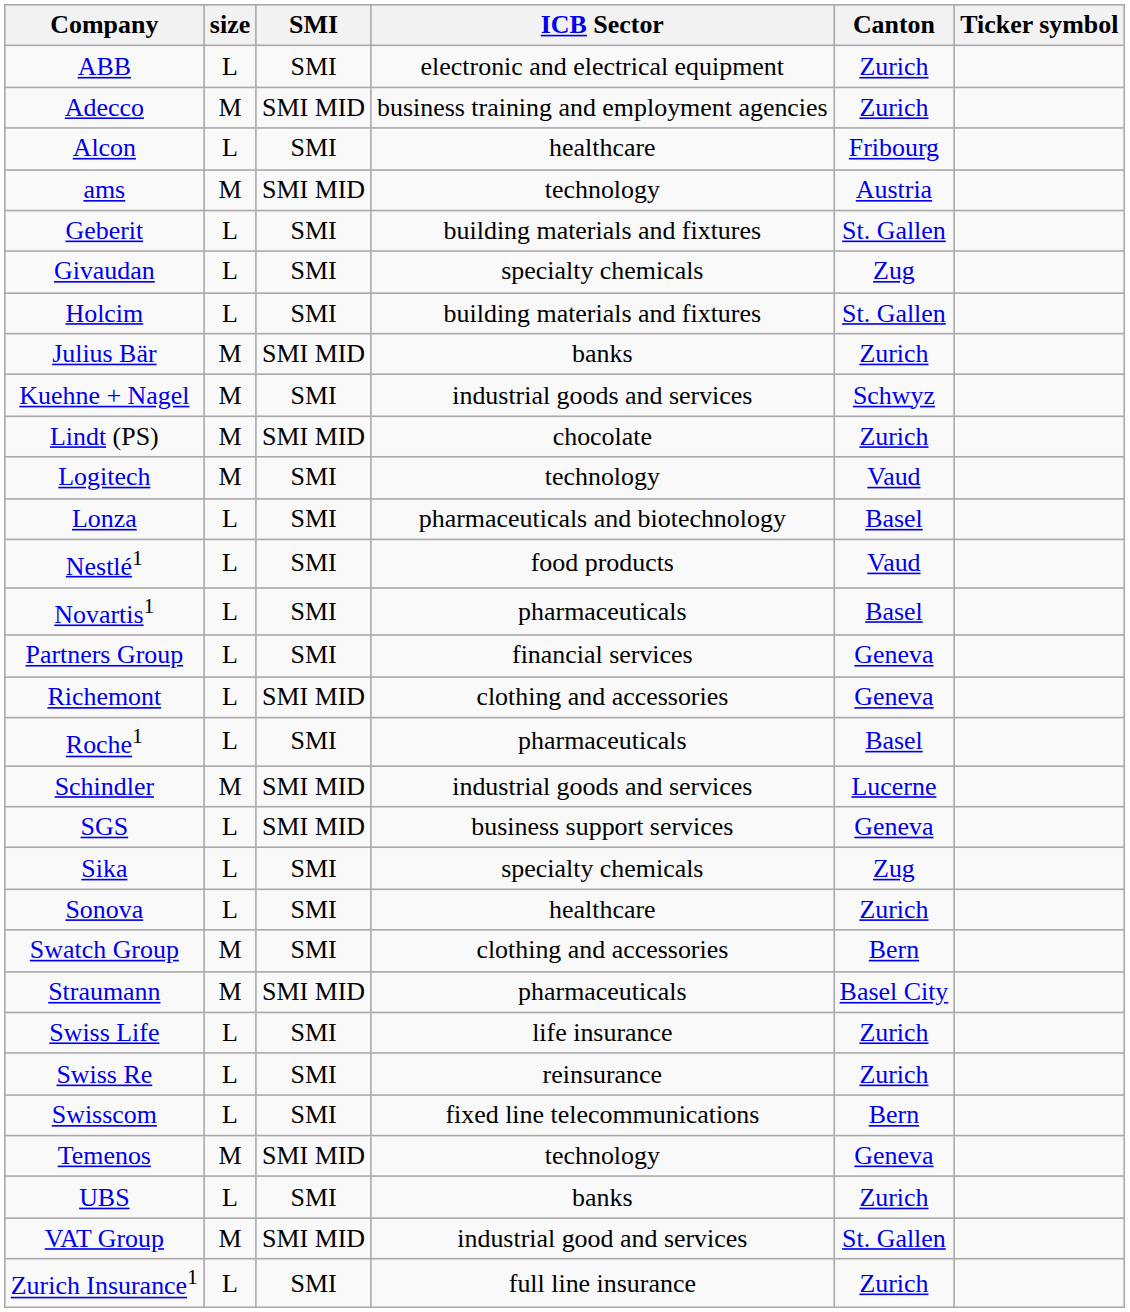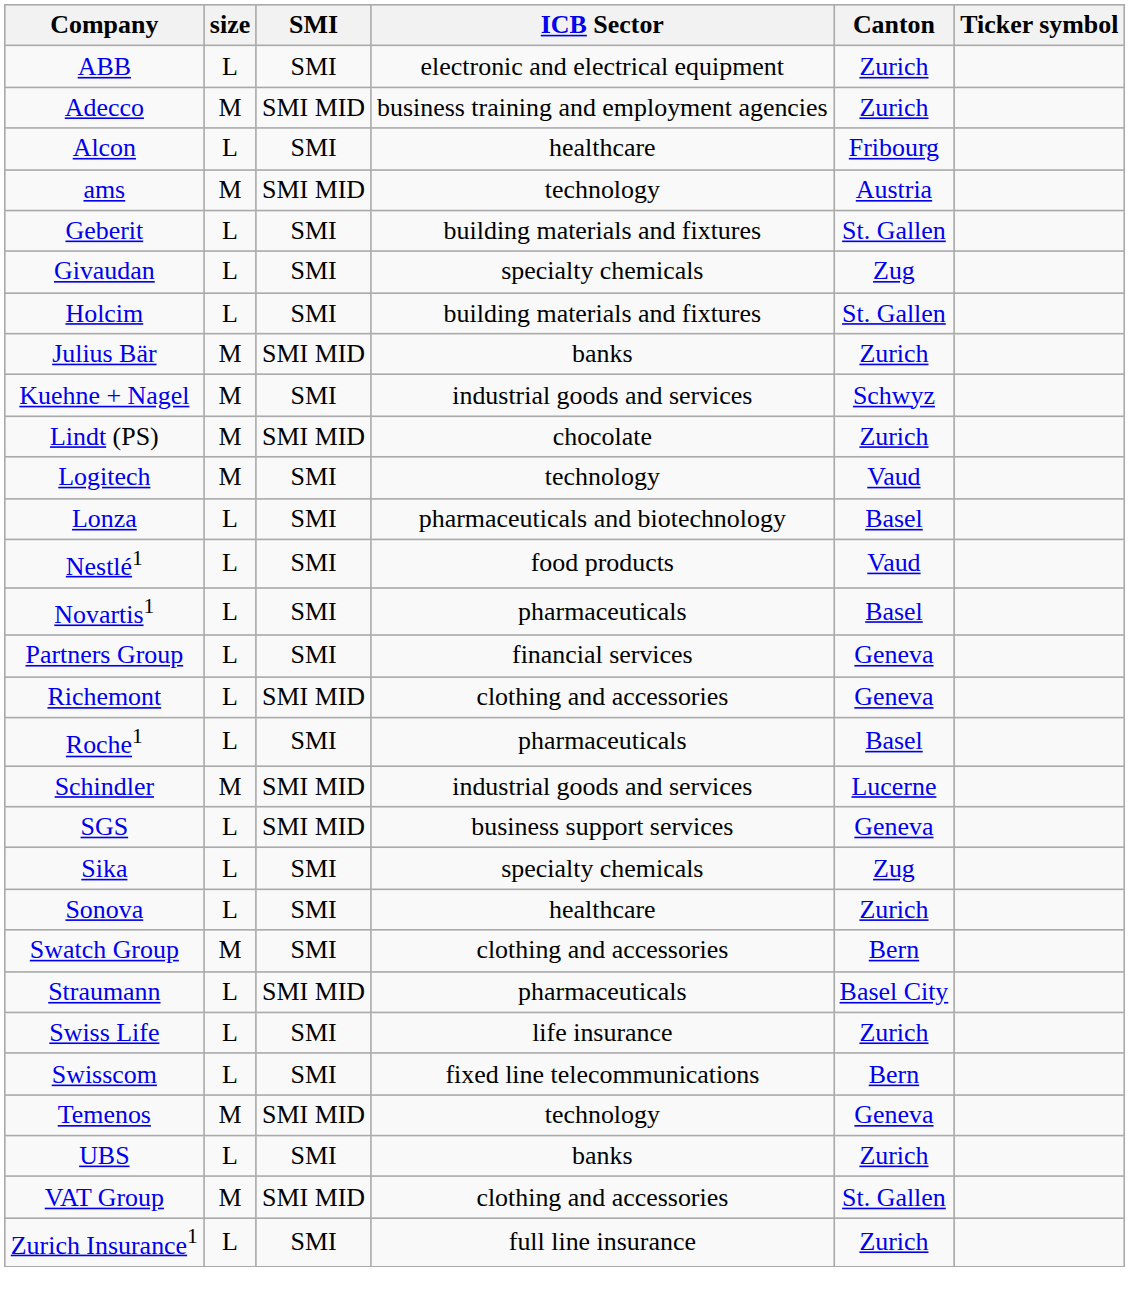(230, 991) M -> (230, 991) L
- row: (104, 1073)
(602, 1238) industrial good and services -> (602, 1197) clothing and accessories
